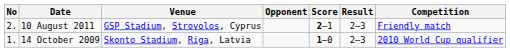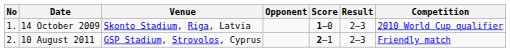rows swapped: (60, 40) <-> (58, 26)
